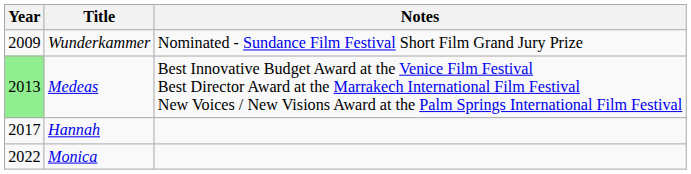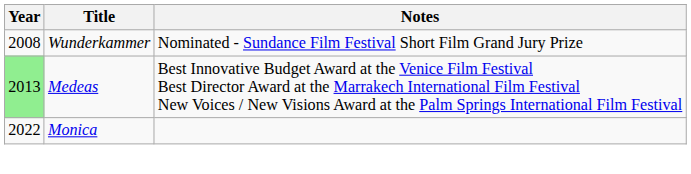(24, 42) 2009 -> (24, 42) 2008
- row: (74, 130)
